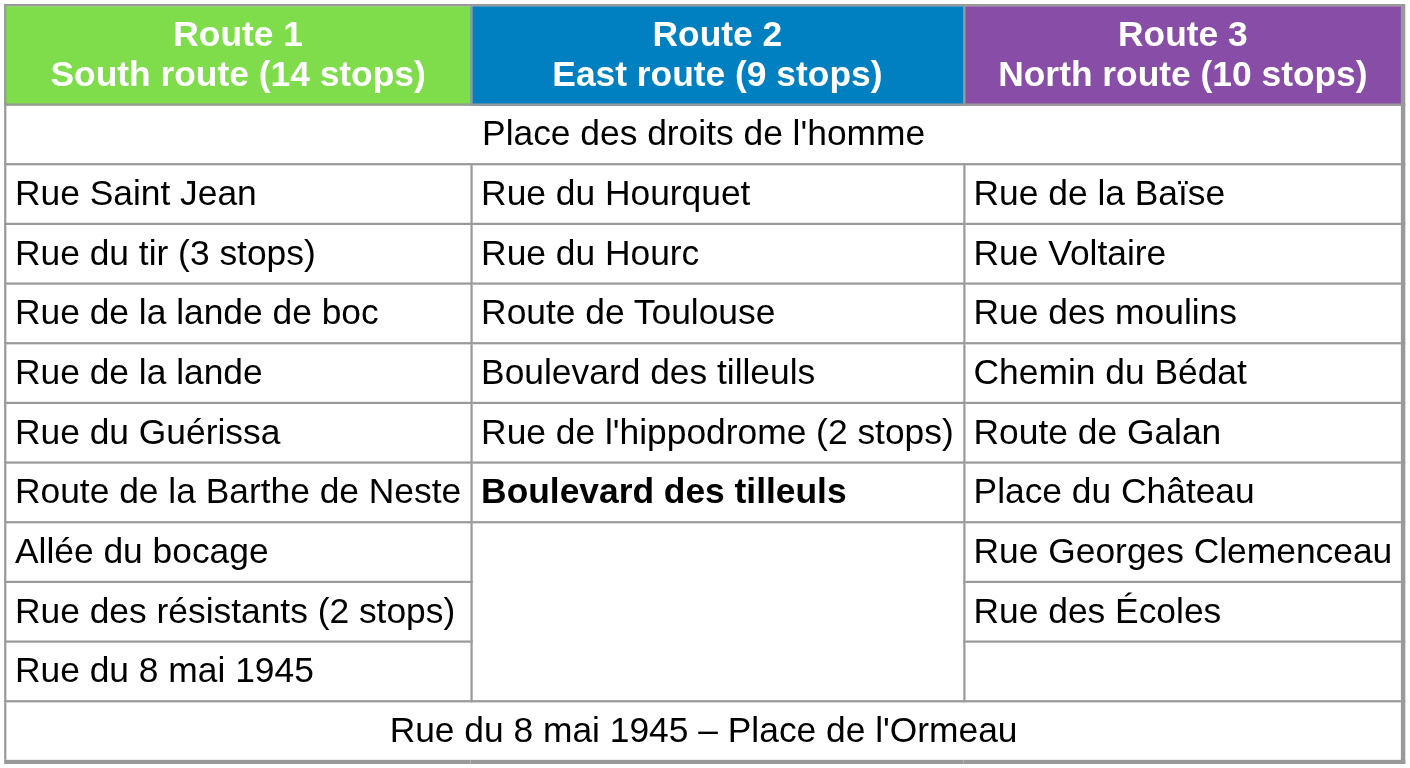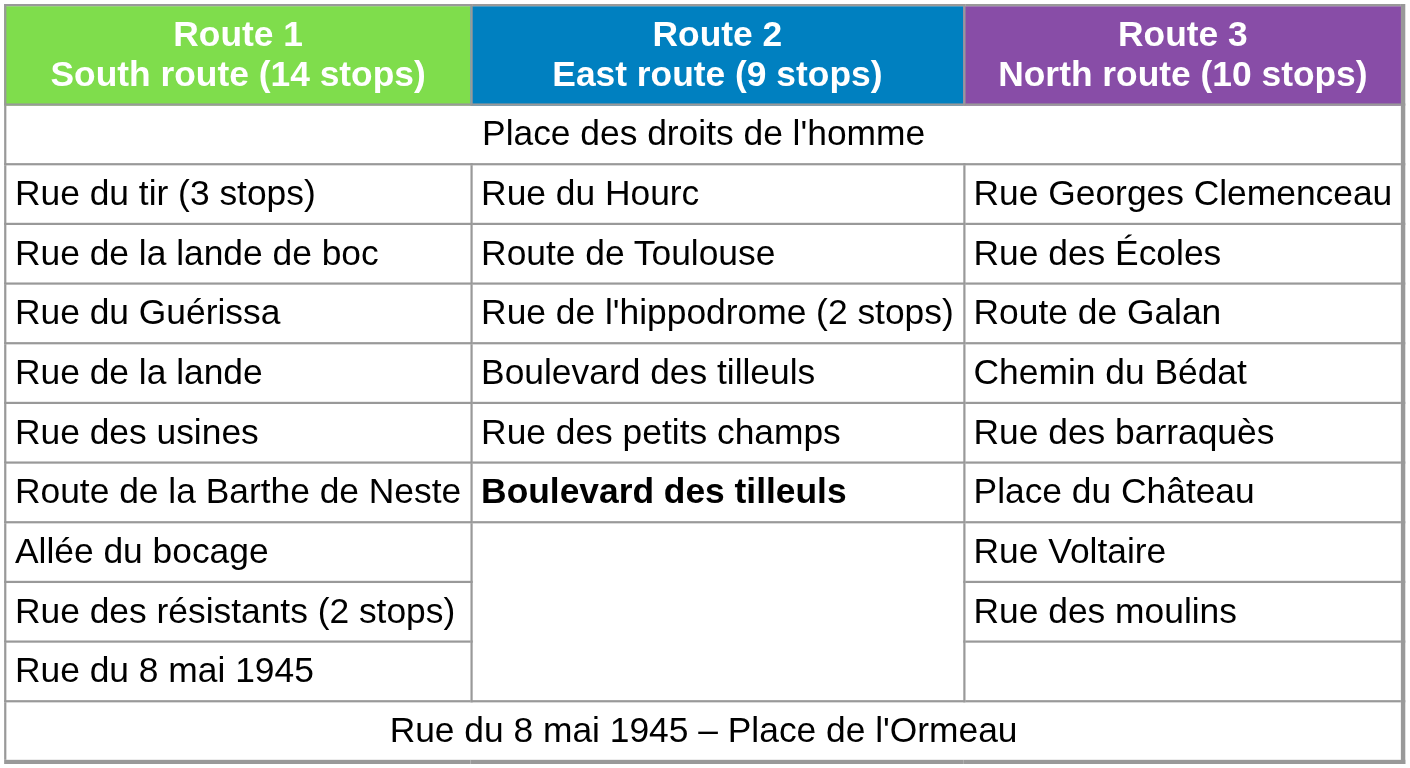- row: (136, 193)
(1070, 253) Rue Voltaire -> (1183, 193) Rue Georges Clemenceau
(1105, 312) Rue des moulins -> (1097, 253) Rue des Écoles
rows swapped: (148, 432) <-> (139, 372)
+ row: (137, 432)
(1183, 551) Rue Georges Clemenceau -> (1070, 551) Rue Voltaire
(1097, 611) Rue des Écoles -> (1105, 611) Rue des moulins
